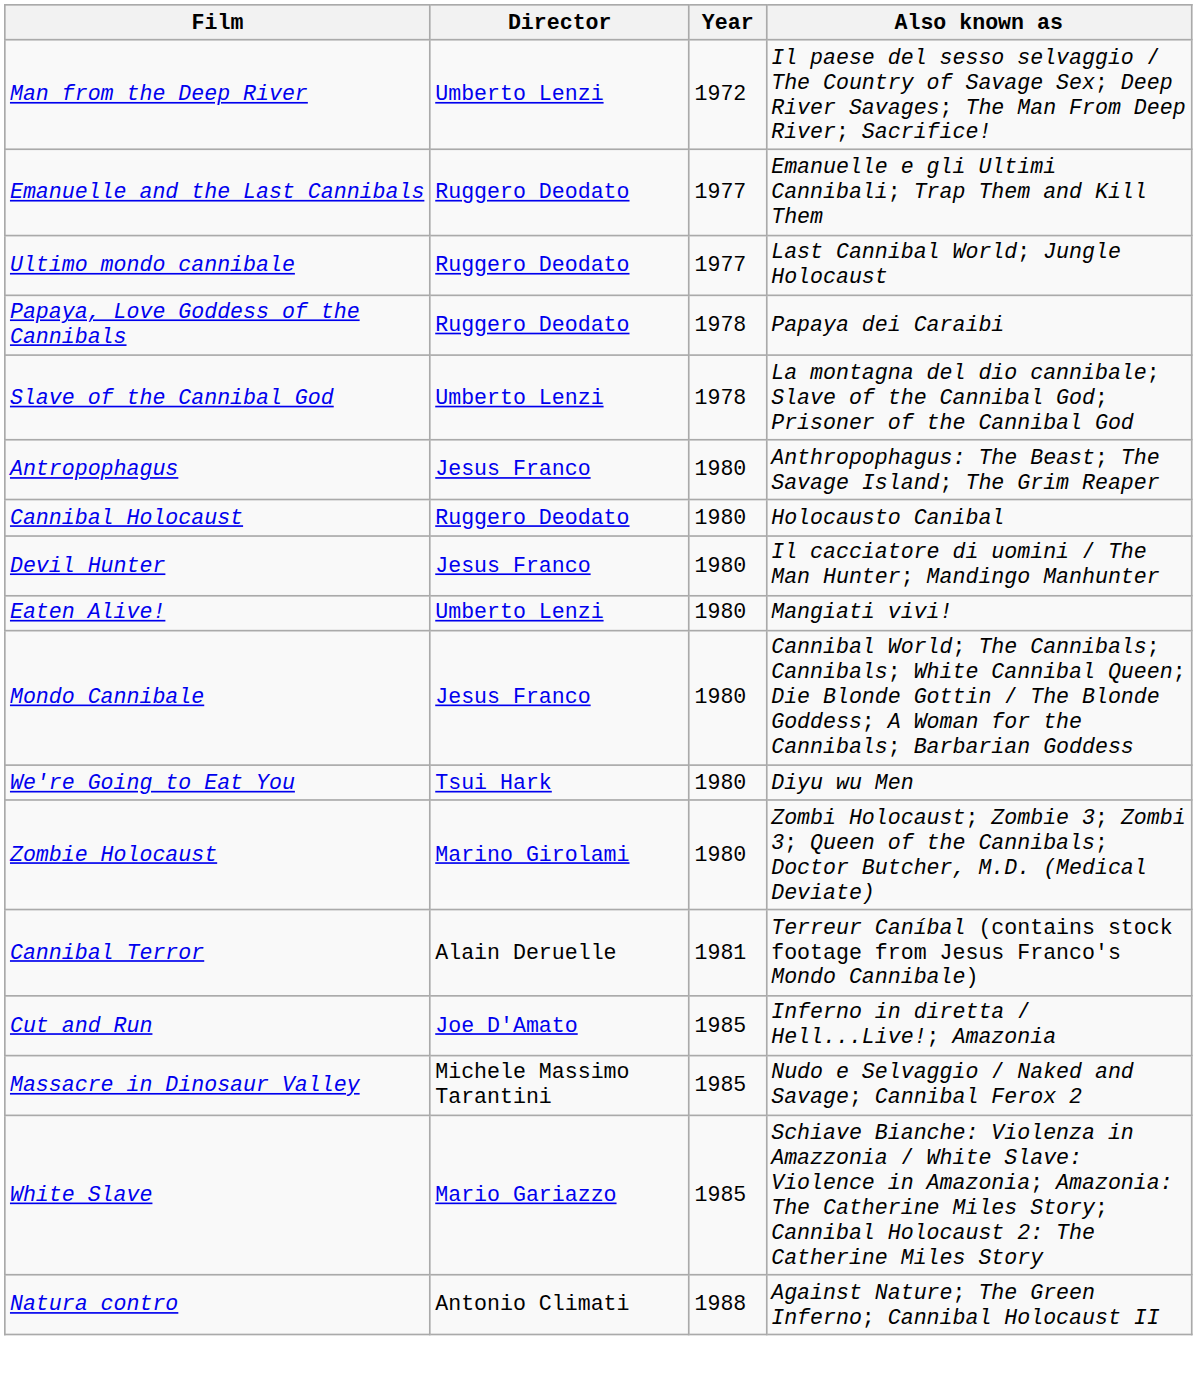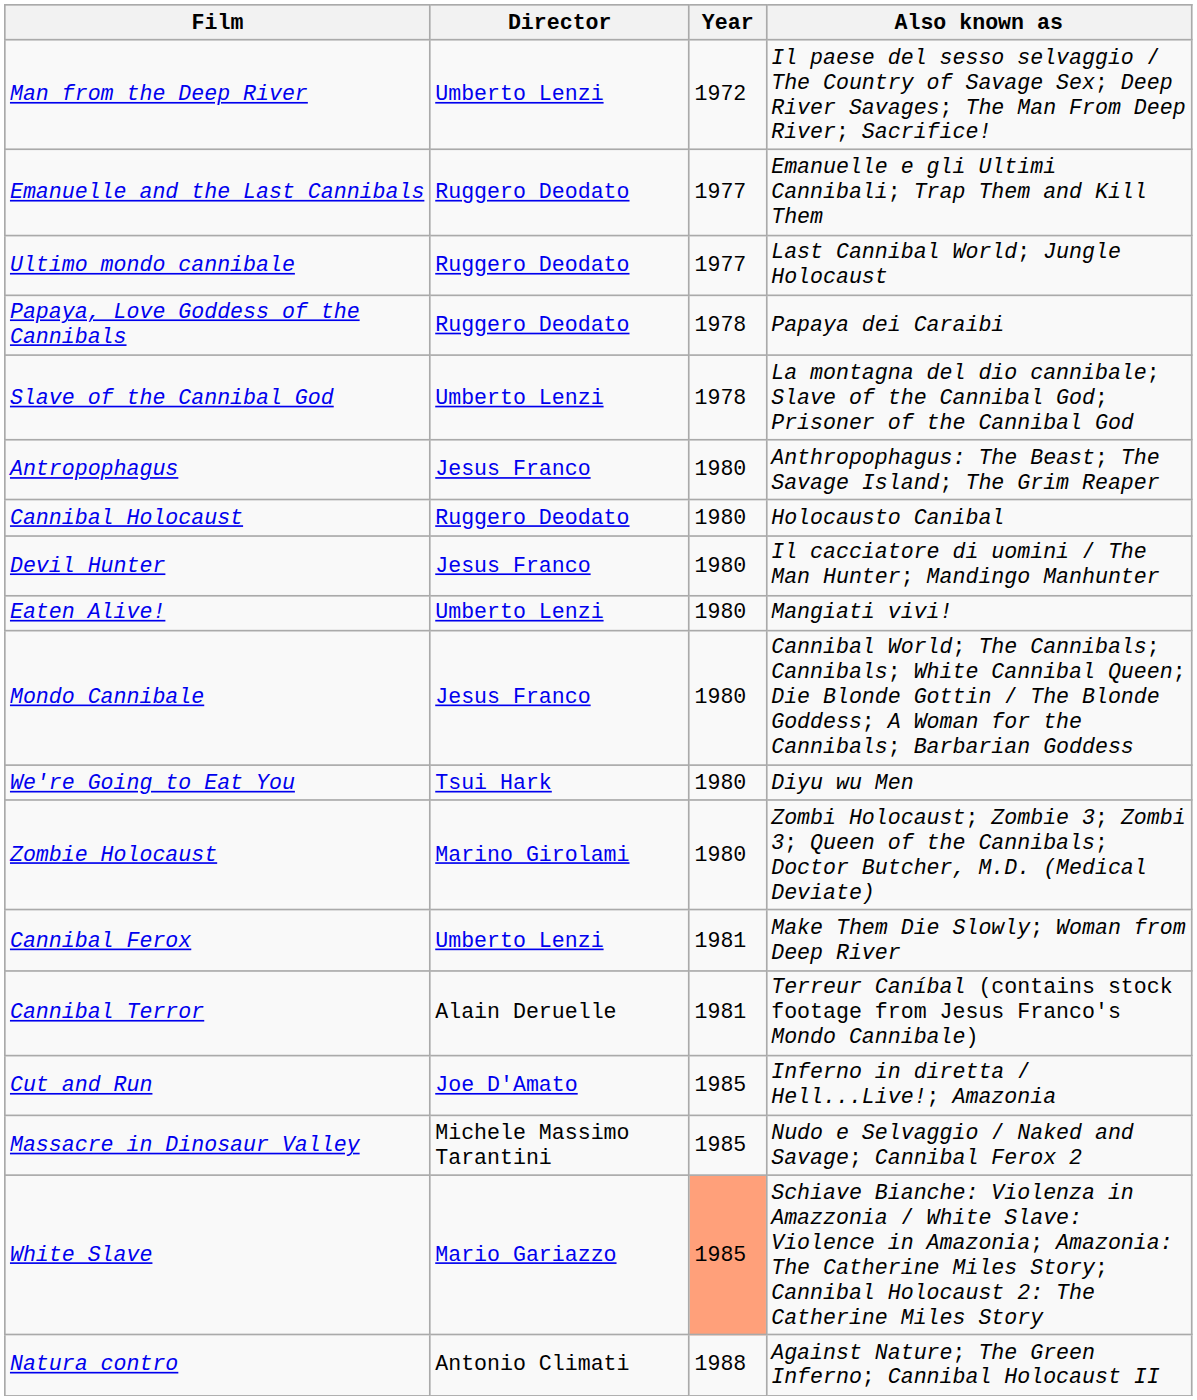+ row: (101, 940)
(720, 1195) no background -> (720, 1255) lightsalmon background
